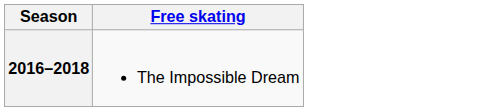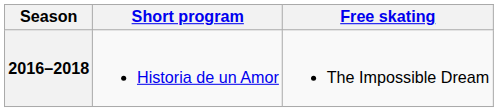+ column: (188, 17)
